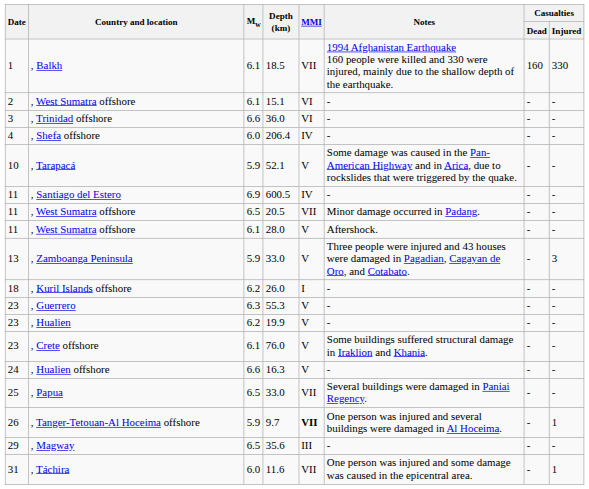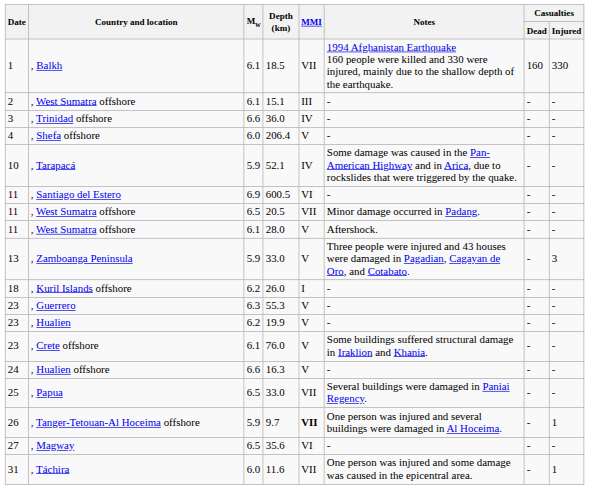(307, 101) VI -> (307, 101) III
(307, 118) VI -> (307, 118) IV
(307, 136) IV -> (305, 136) V
(305, 165) V -> (307, 165) IV
(307, 195) IV -> (307, 195) VI
(13, 446) 29 -> (13, 446) 27
(307, 446) III -> (307, 446) VI
